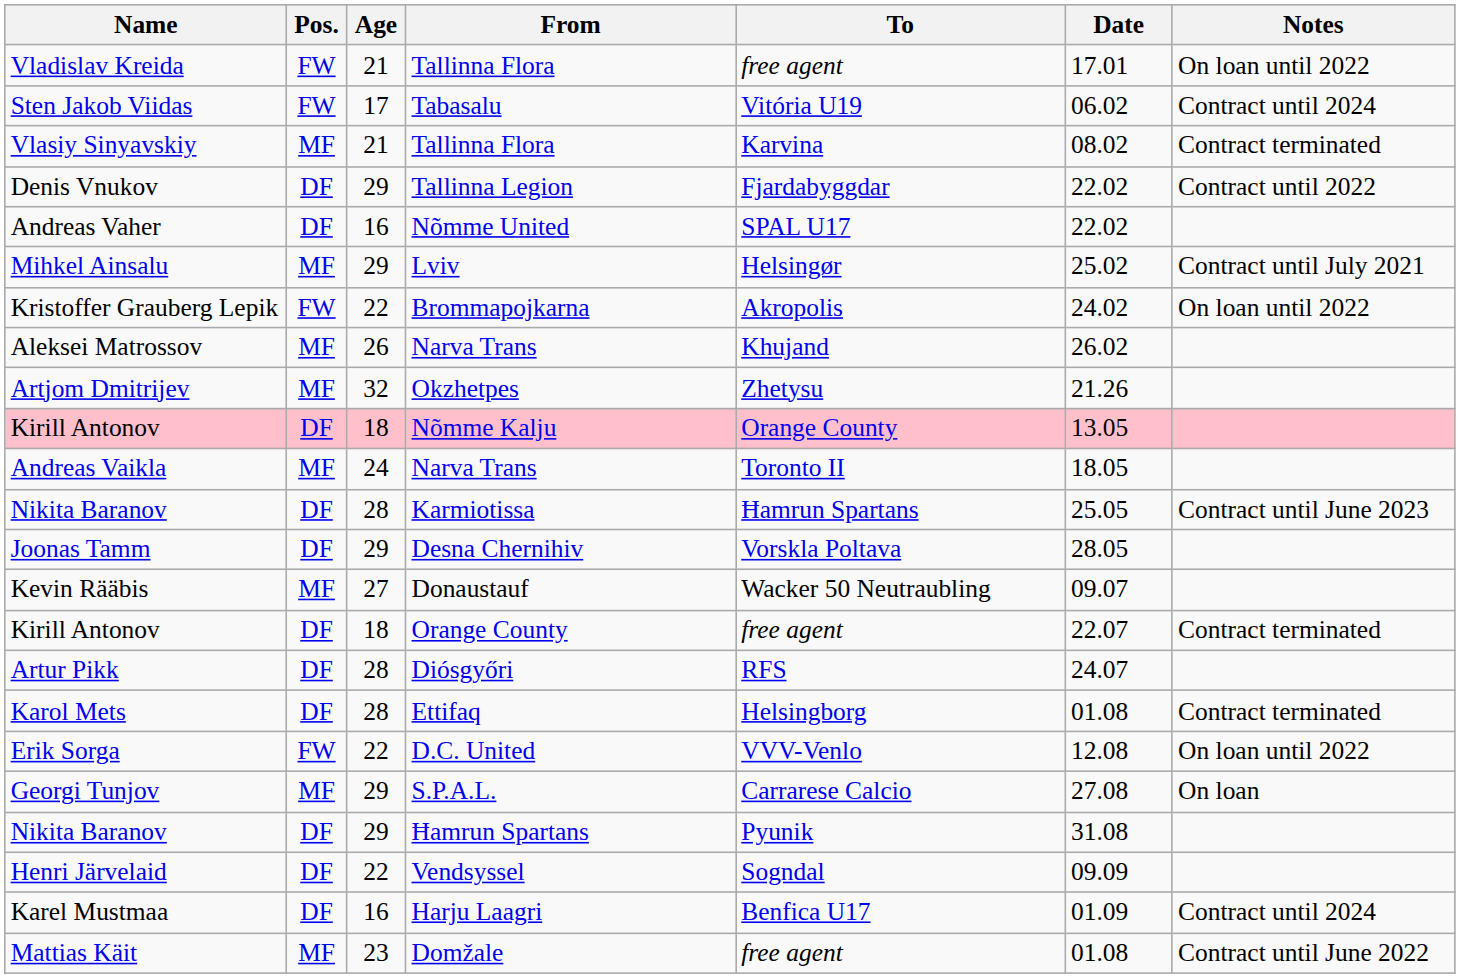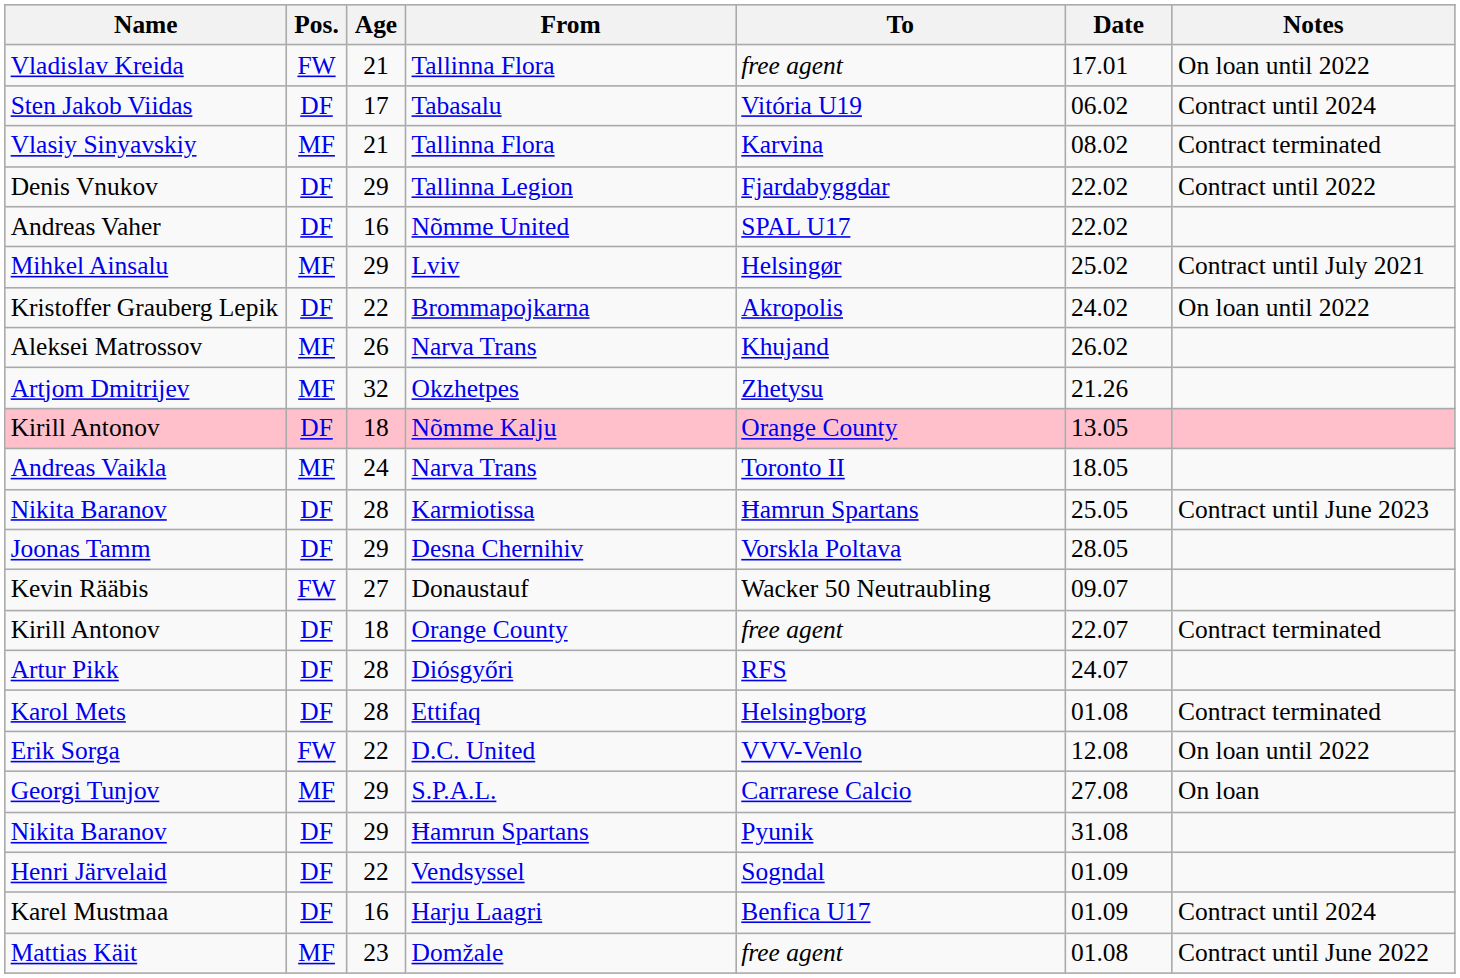(317, 105) FW -> (317, 105) DF
(317, 307) FW -> (317, 307) DF
(317, 589) MF -> (317, 589) FW
(1100, 871) 09.09 -> (1100, 871) 01.09
